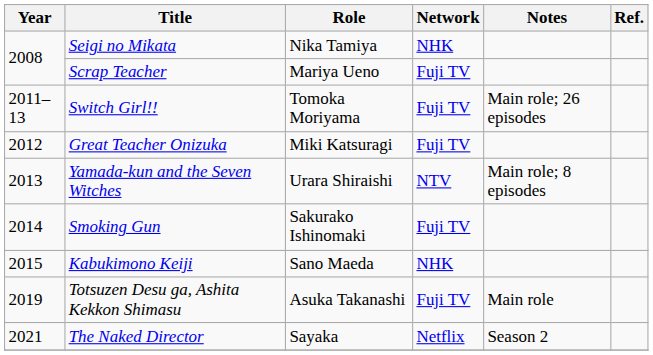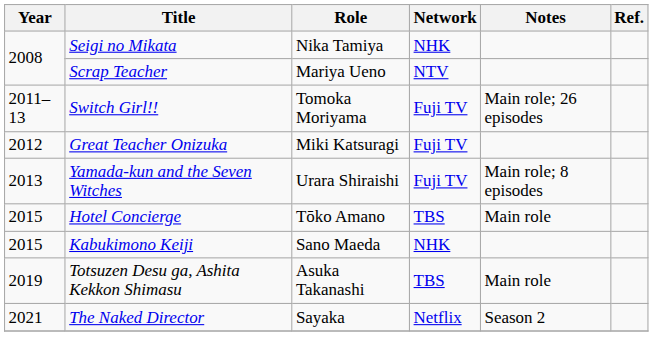(443, 71) Fuji TV -> (431, 71) NTV
(434, 181) NTV -> (441, 181) Fuji TV
- row: (115, 227)
+ row: (125, 217)
(443, 299) Fuji TV -> (429, 280) TBS
